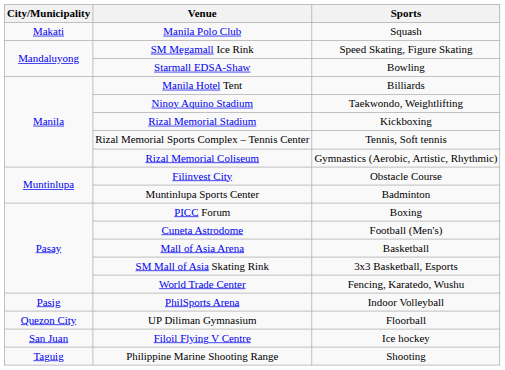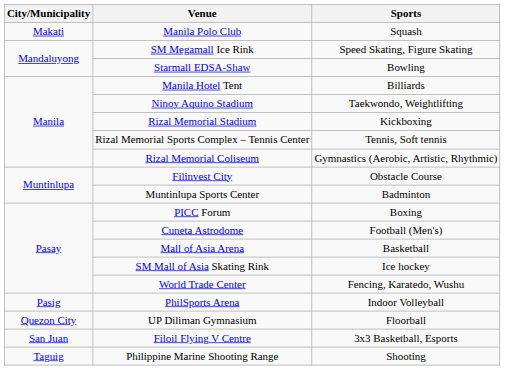(406, 266) 3x3 Basketball, Esports -> (406, 266) Ice hockey
(406, 338) Ice hockey -> (406, 338) 3x3 Basketball, Esports
